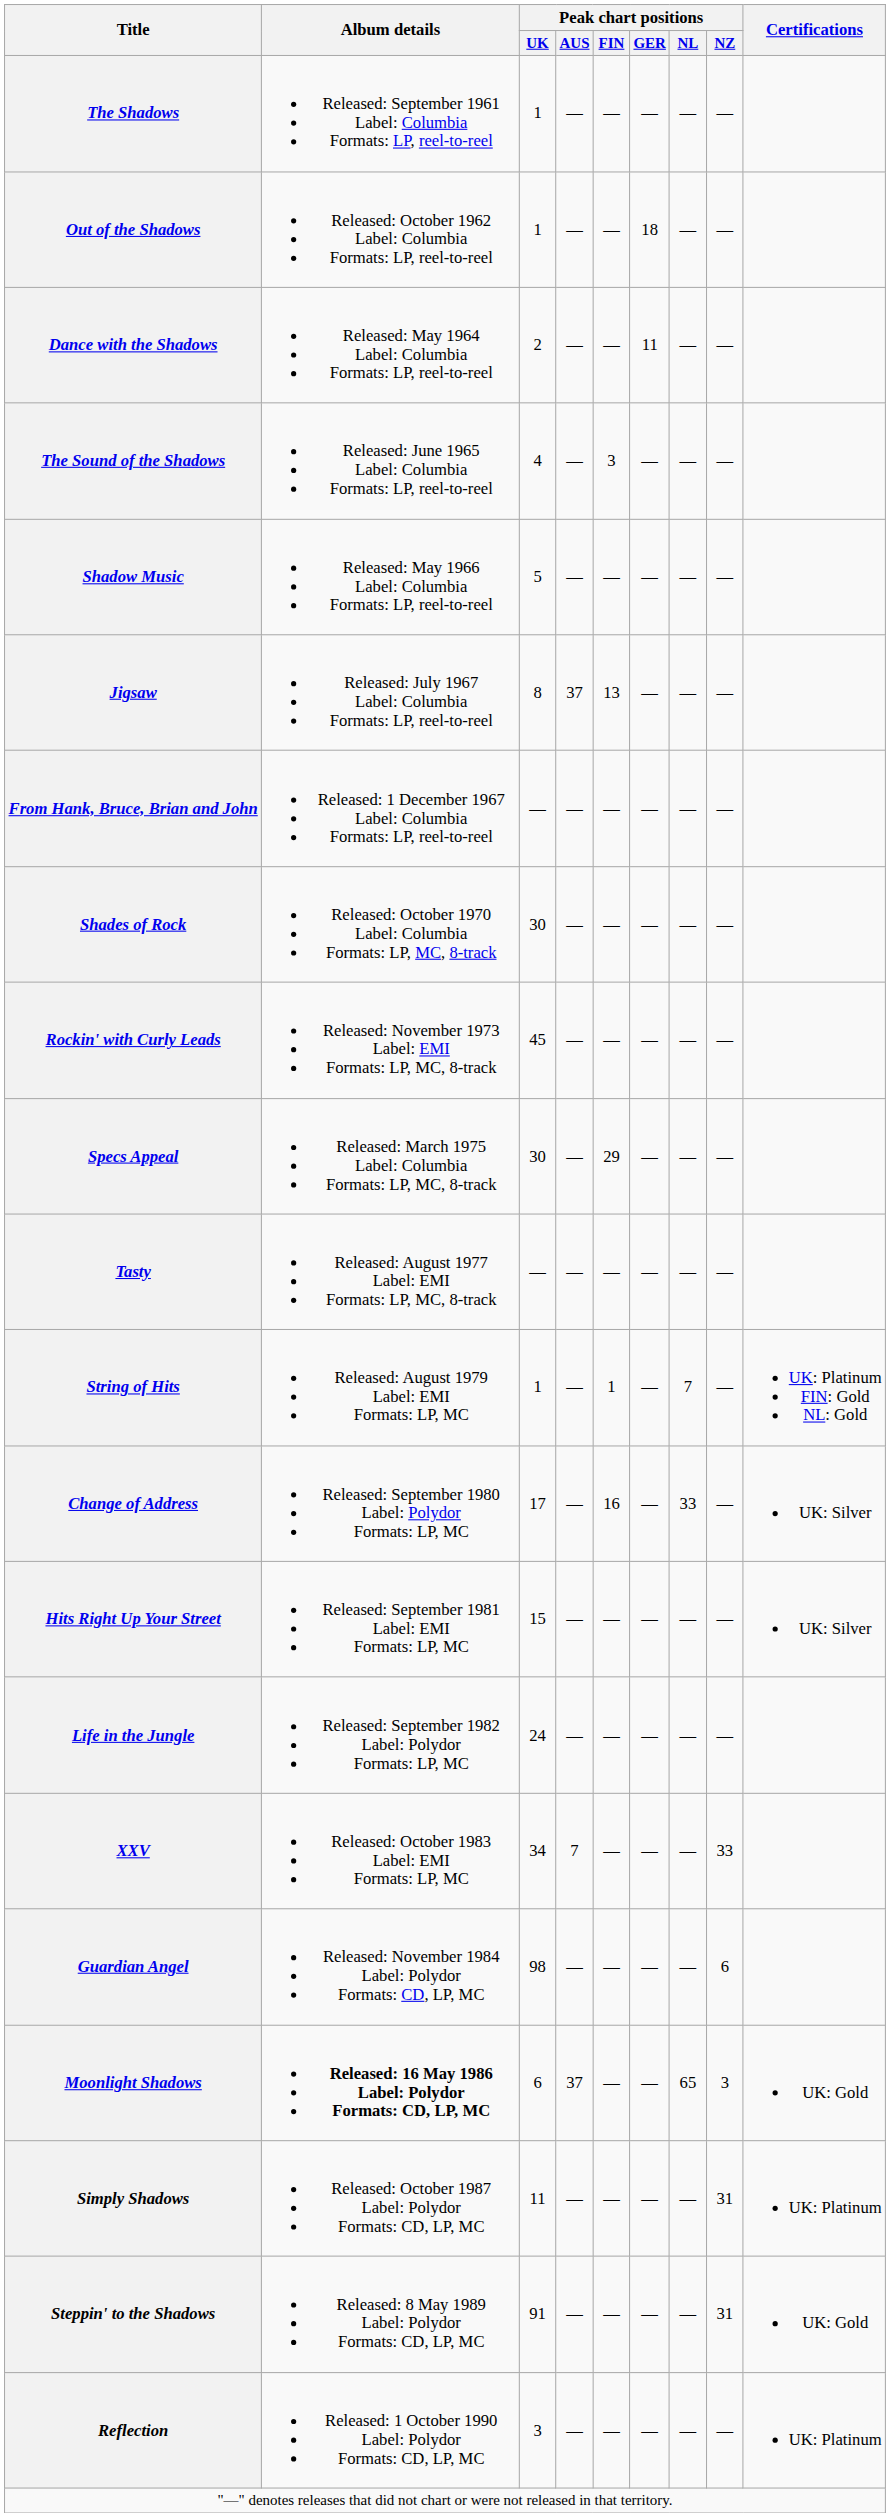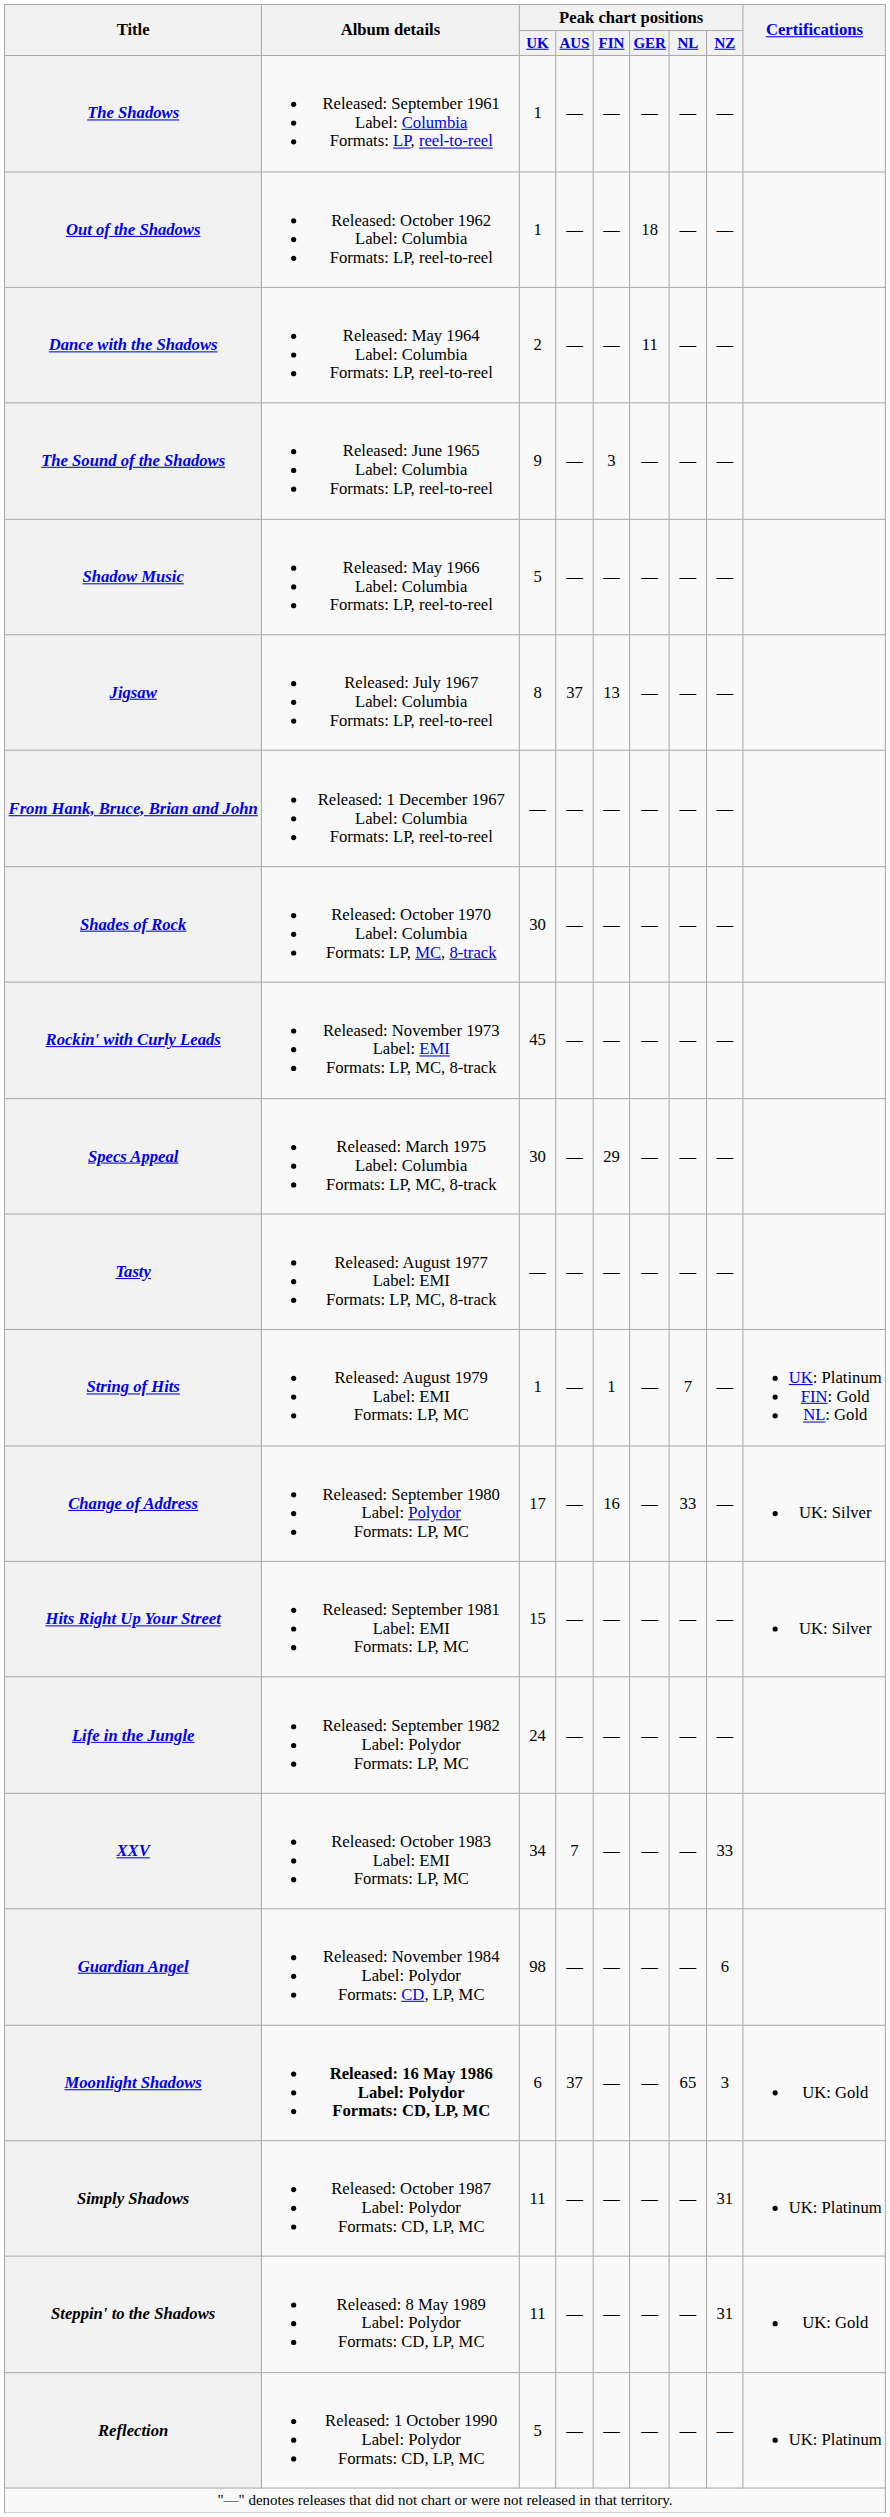(538, 460) 4 -> (538, 460) 9
(538, 2314) 91 -> (538, 2314) 11
(538, 2430) 3 -> (538, 2430) 5
